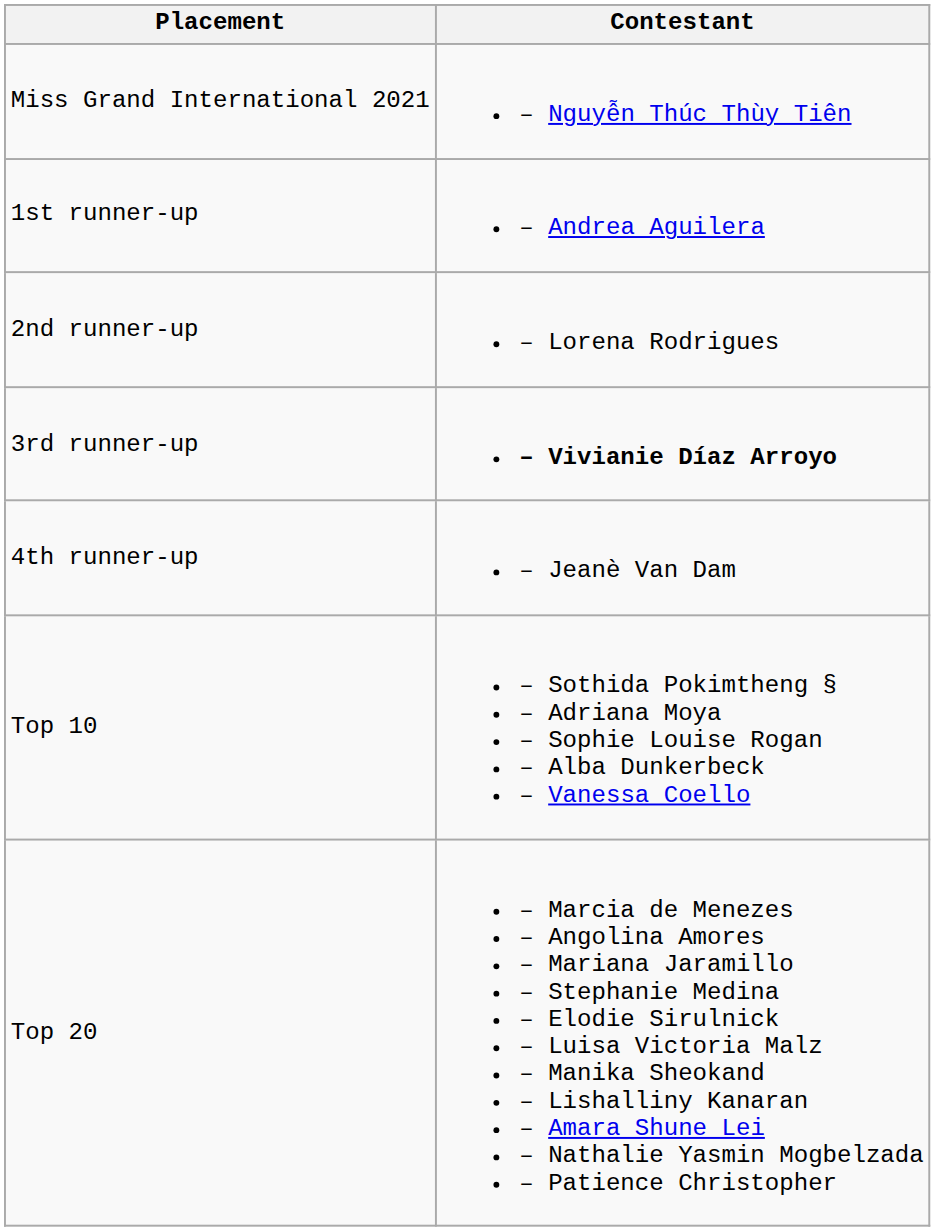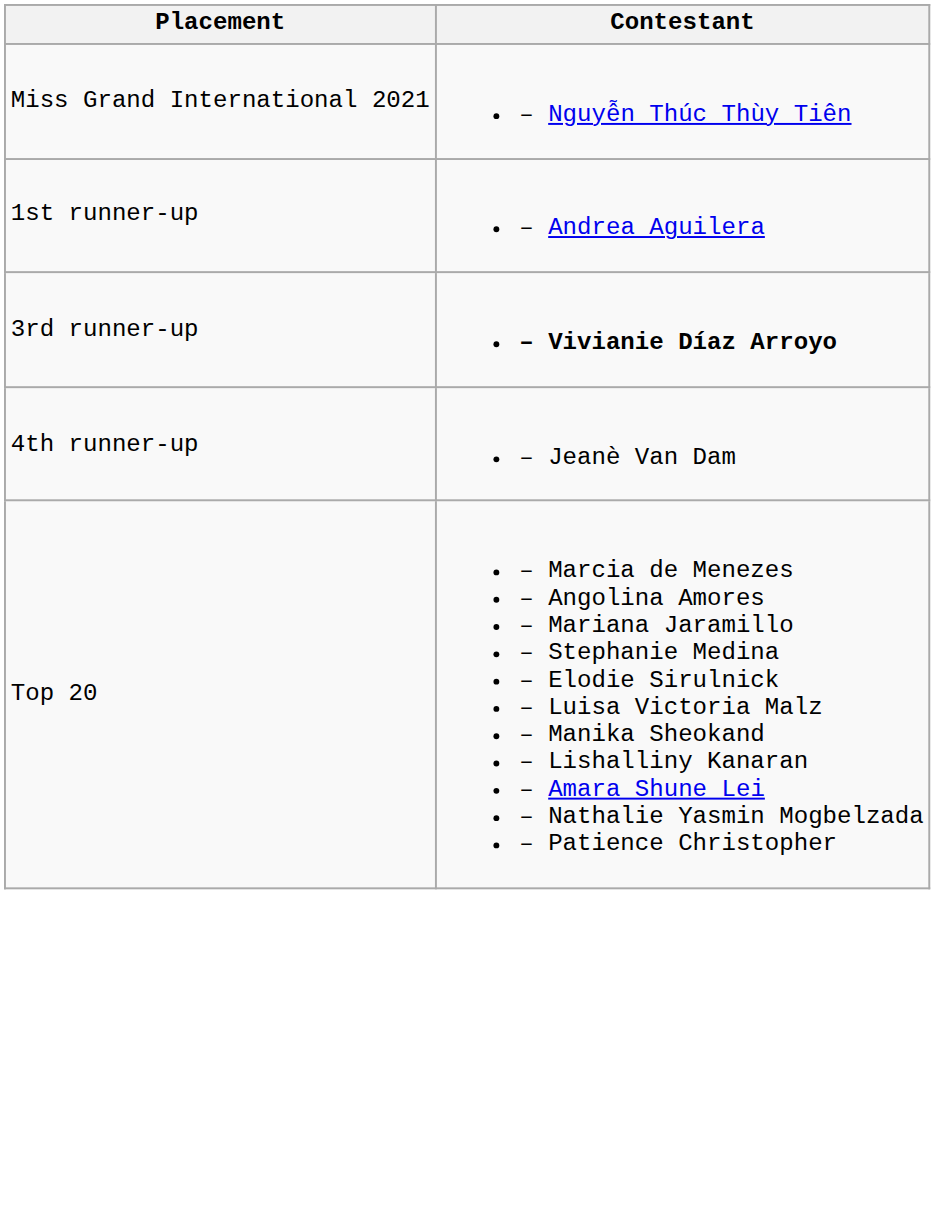- row: (105, 330)
- row: (54, 728)
